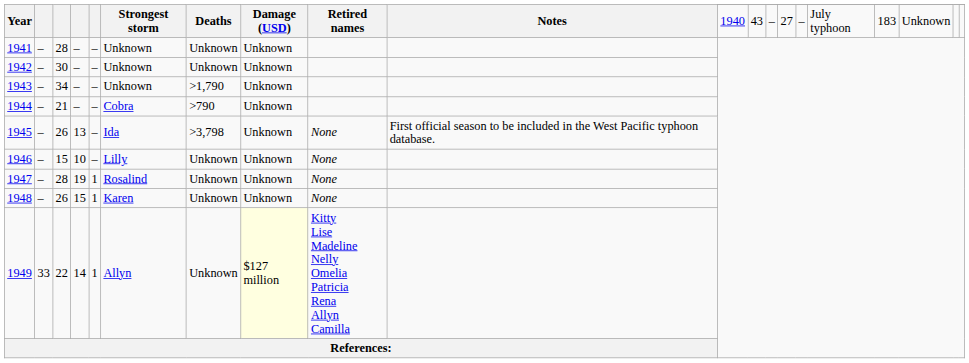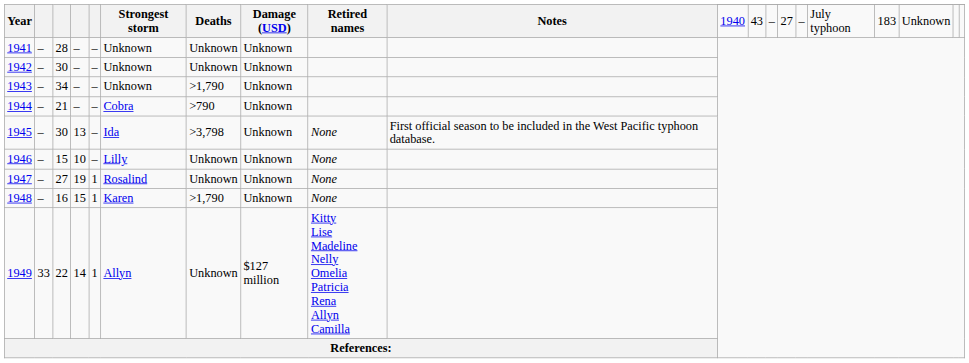(62, 132) 26 -> (62, 132) 30
(62, 178) 28 -> (62, 178) 27
(62, 198) 26 -> (62, 198) 16
(213, 198) Unknown -> (207, 198) >1,790
(261, 273) lightyellow background -> (261, 273) no background
